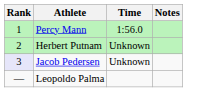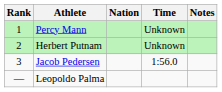+ column: (124, 12)
(130, 29) 1:56.0 -> (164, 29) Unknown
(19, 62) lavender background -> (19, 62) no background
(130, 62) Unknown -> (164, 62) 1:56.0
